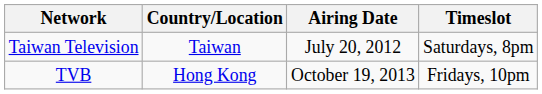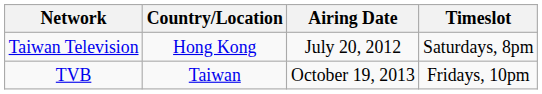(215, 46) Taiwan -> (215, 46) Hong Kong
(215, 74) Hong Kong -> (215, 74) Taiwan
